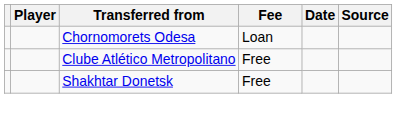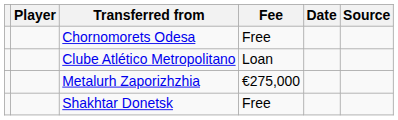(258, 37) Loan -> (256, 37) Free
(256, 59) Free -> (258, 59) Loan
+ row: (131, 81)
